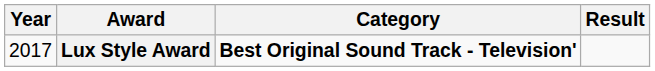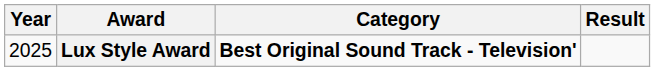(31, 50) 2017 -> (31, 50) 2025
